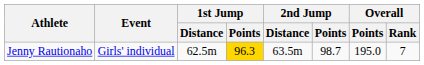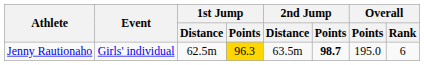(331, 51) normal -> (331, 51) bold
(403, 51) 7 -> (403, 51) 6
